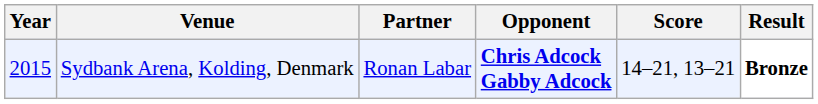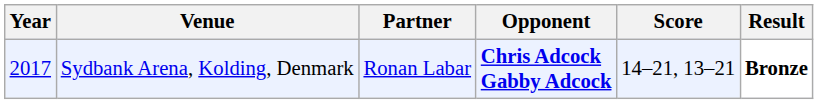(30, 68) 2015 -> (30, 68) 2017
